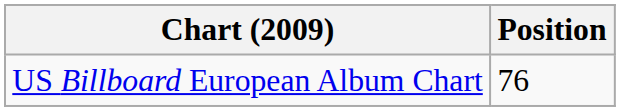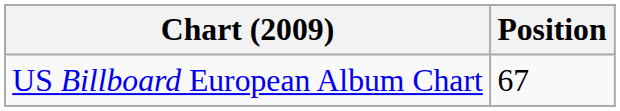(513, 79) 76 -> (513, 79) 67
